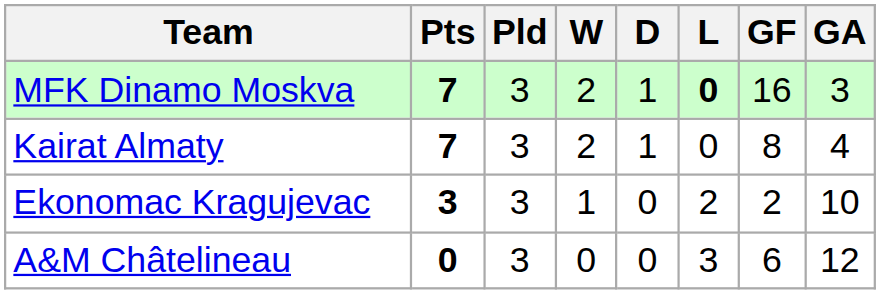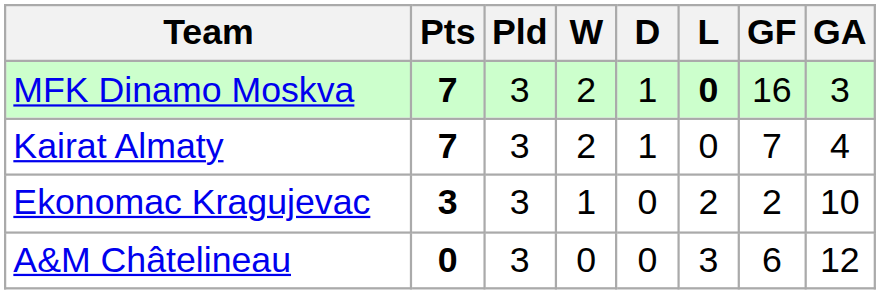(772, 145) 8 -> (772, 145) 7
